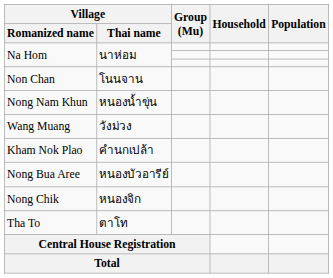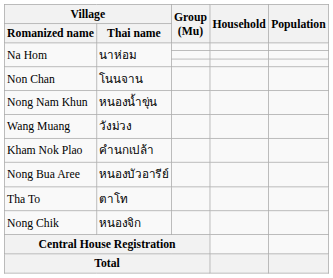rows swapped: (24, 222) <-> (33, 198)
